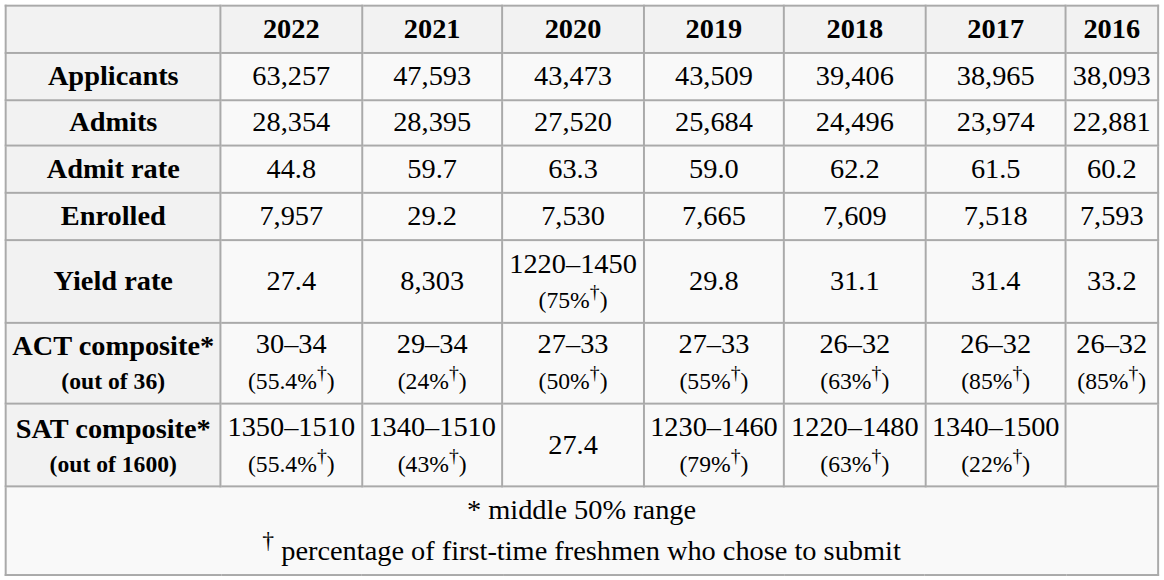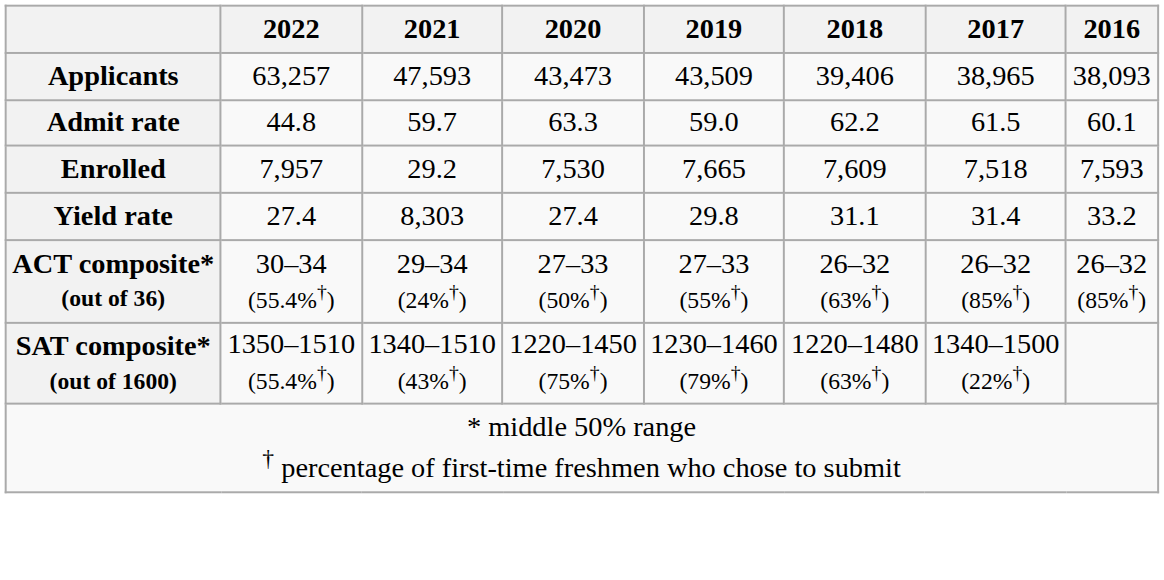- row: (113, 122)
(1112, 168) 60.2 -> (1112, 122) 60.1
(573, 280) 1220–1450 (75%†) -> (573, 215) 27.4
(573, 444) 27.4 -> (573, 362) 1220–1450 (75%†)
